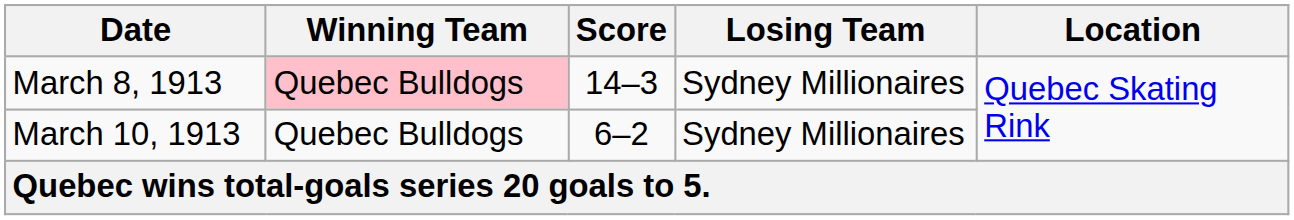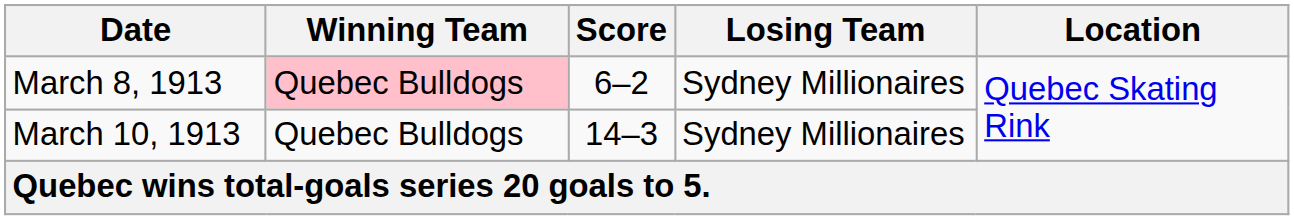(621, 82) 14–3 -> (621, 82) 6–2
(621, 134) 6–2 -> (621, 134) 14–3
